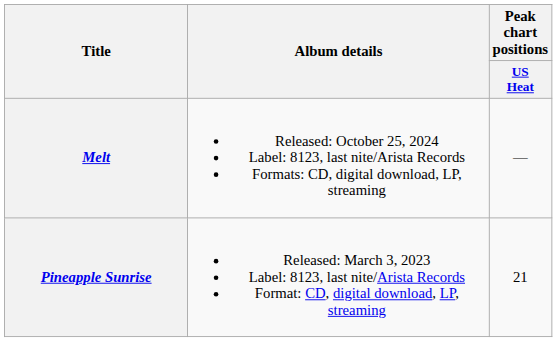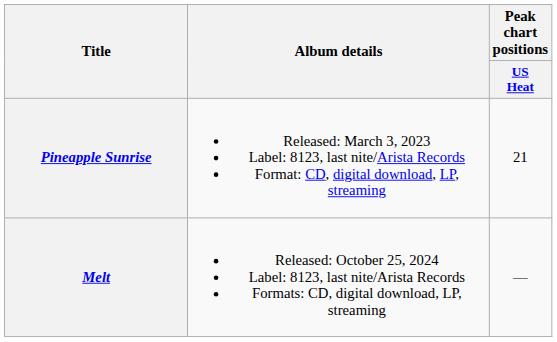rows swapped: (96, 276) <-> (96, 157)
